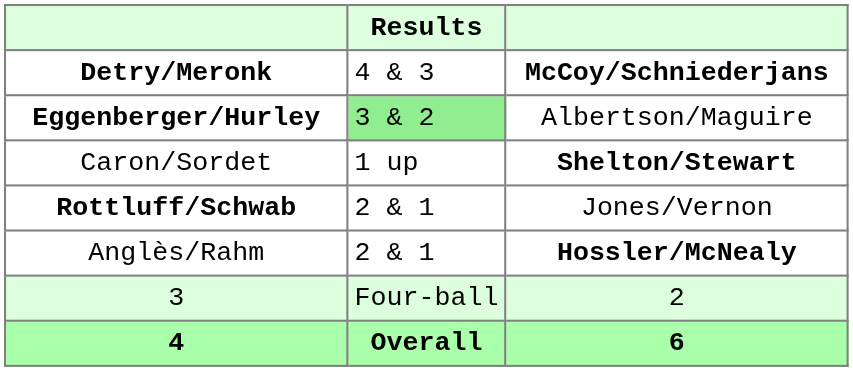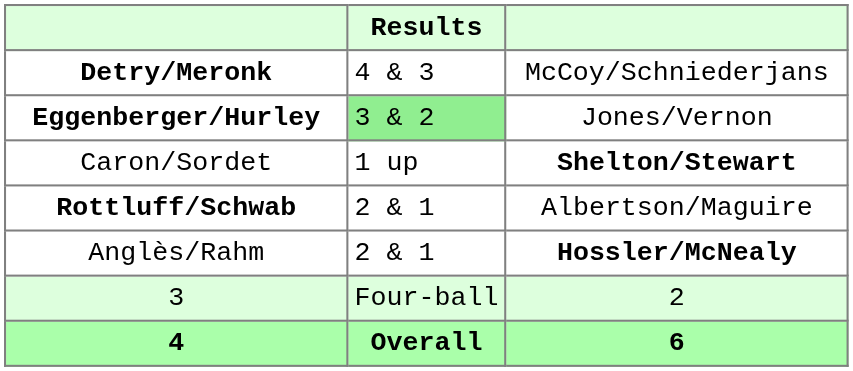(677, 73) bold -> (677, 73) normal
(677, 118) Albertson/Maguire -> (677, 118) Jones/Vernon
(677, 208) Jones/Vernon -> (677, 208) Albertson/Maguire
